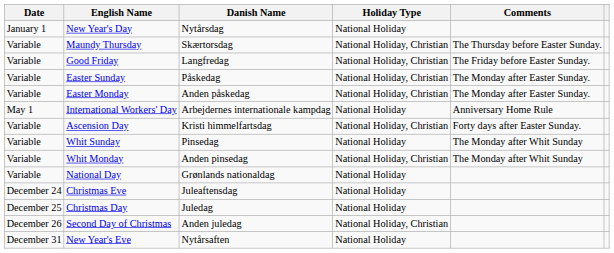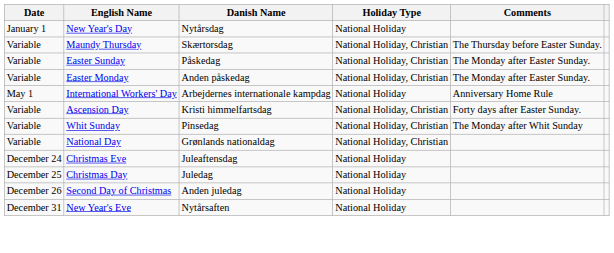- row: (92, 61)
(371, 142) National Holiday -> (392, 126) National Holiday, Christian
- row: (95, 158)
(371, 175) National Holiday -> (392, 142) National Holiday, Christian
(392, 223) National Holiday, Christian -> (371, 191) National Holiday
